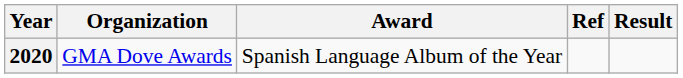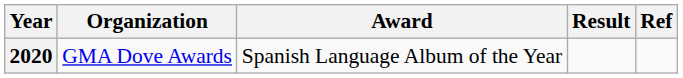columns swapped: (643, 21) <-> (588, 21)
